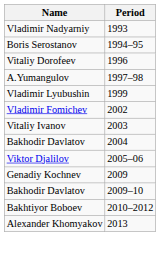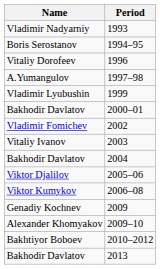+ row: (125, 110)
+ row: (125, 191)
(46, 191) Bakhodir Davlatov -> (55, 223) Alexander Khomyakov
(55, 223) Alexander Khomyakov -> (46, 256) Bakhodir Davlatov
